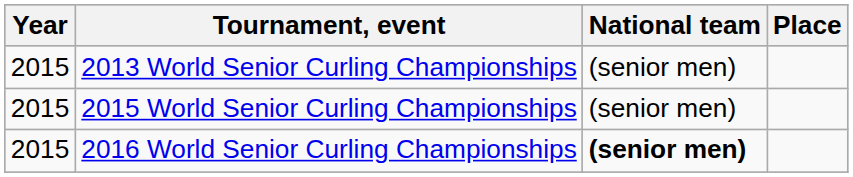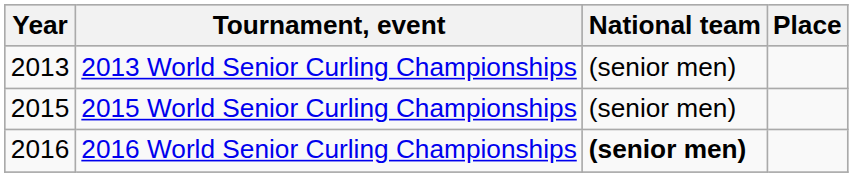(40, 66) 2015 -> (40, 66) 2013
(40, 150) 2015 -> (40, 150) 2016
